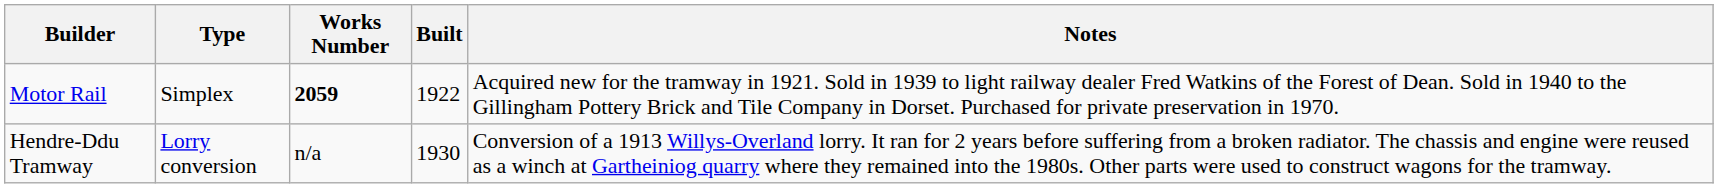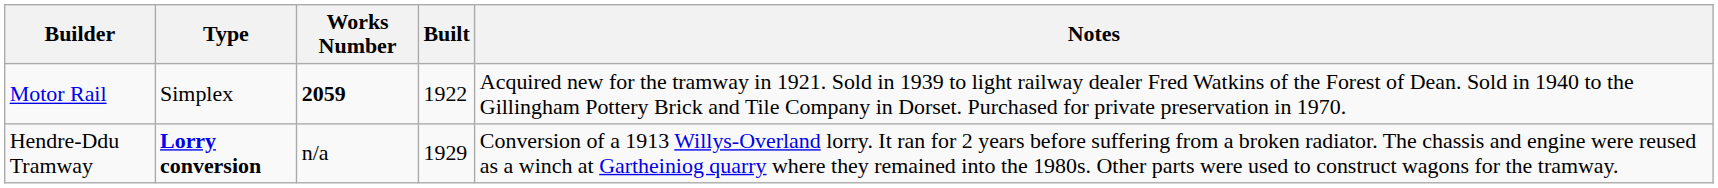(209, 153) normal -> (211, 153) bold
(438, 153) 1930 -> (445, 153) 1929
